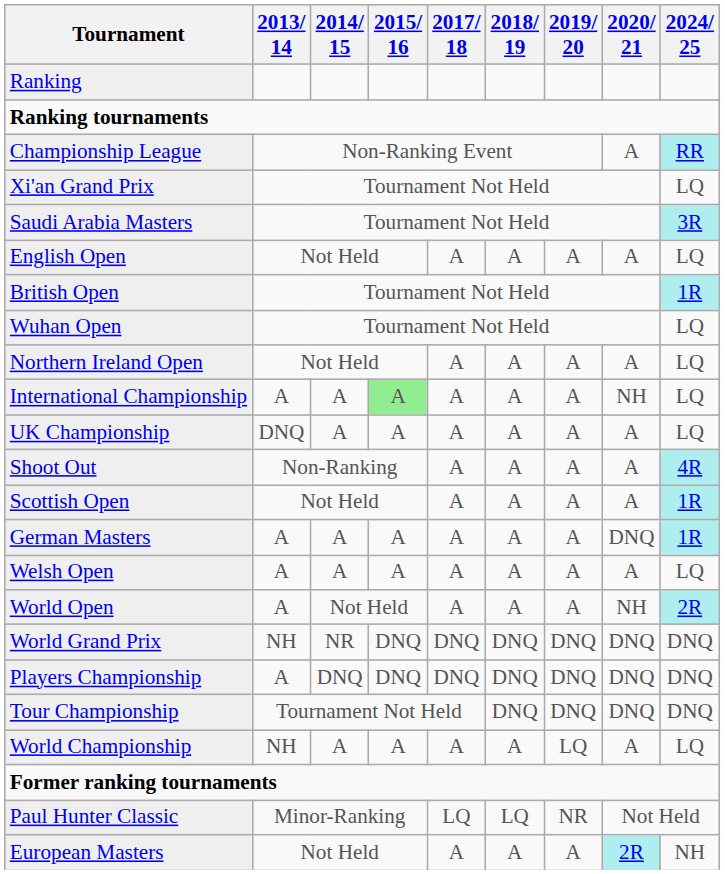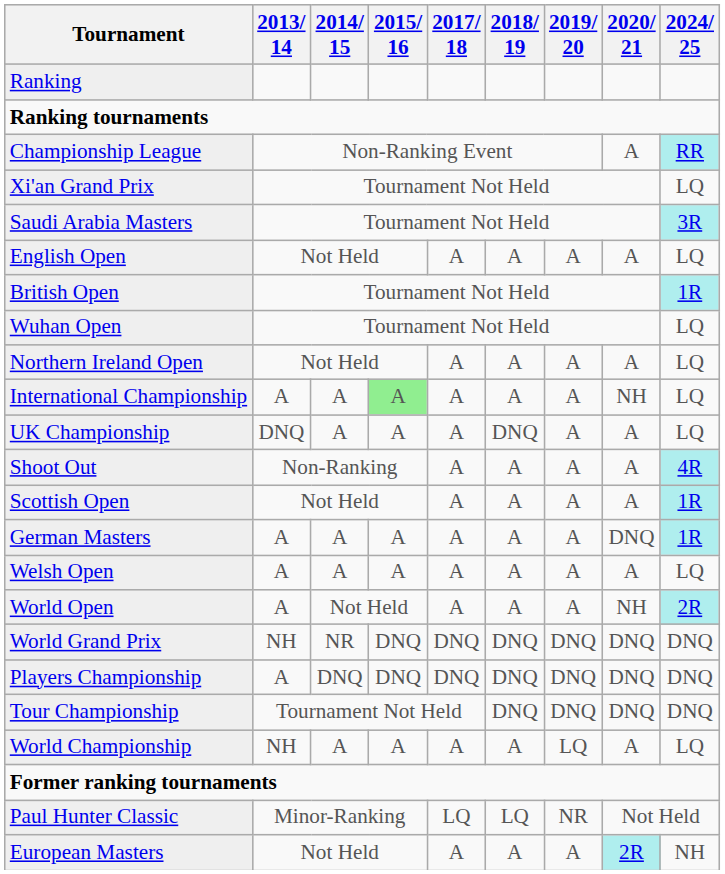(515, 431) A -> (515, 431) DNQ
